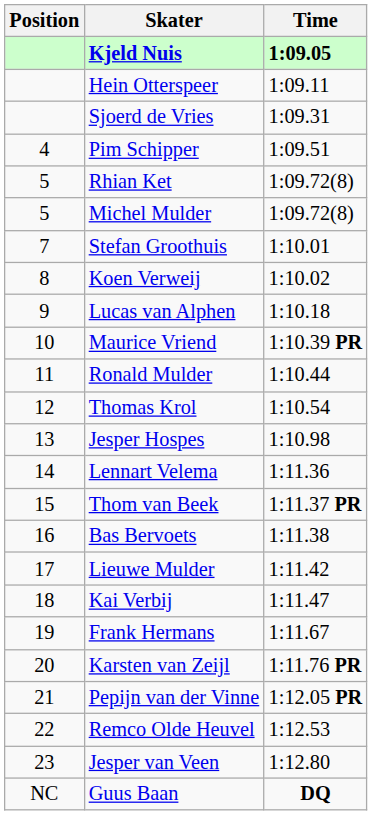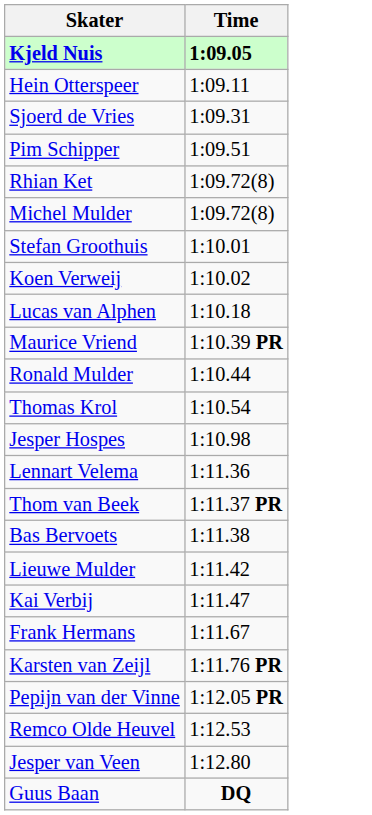- column: (44, 20)
